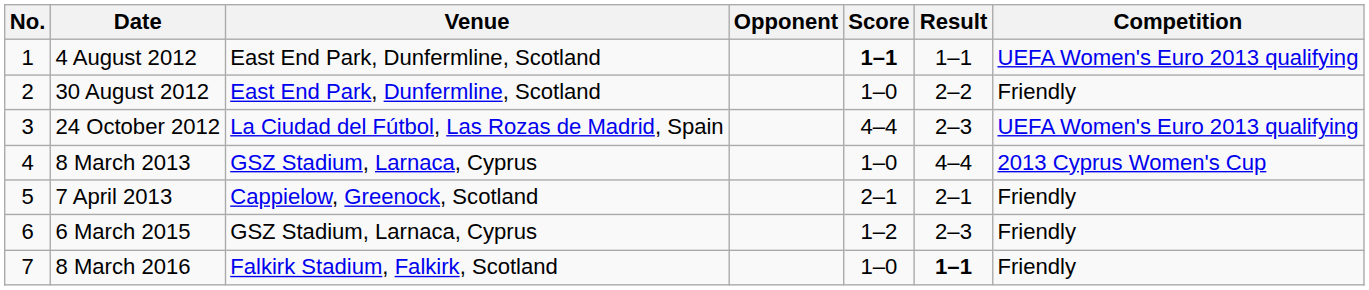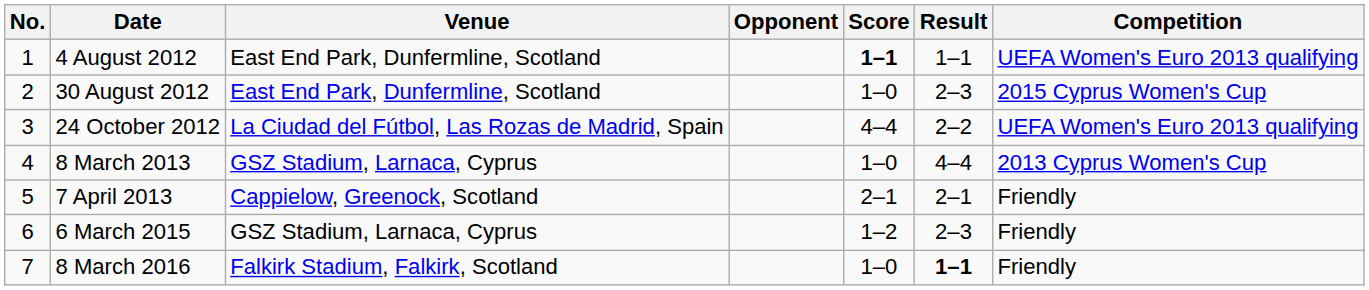(954, 92) 2–2 -> (954, 92) 2–3
(1037, 92) Friendly -> (1132, 92) 2015 Cyprus Women's Cup
(954, 127) 2–3 -> (954, 127) 2–2
